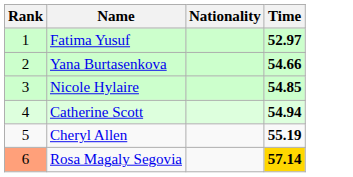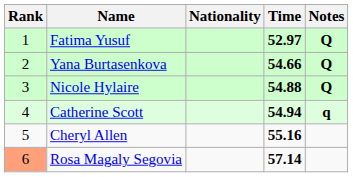+ column: (326, 16)
(285, 87) 54.85 -> (285, 87) 54.88
(285, 135) 55.19 -> (285, 135) 55.16
(285, 159) gold background -> (285, 159) no background
